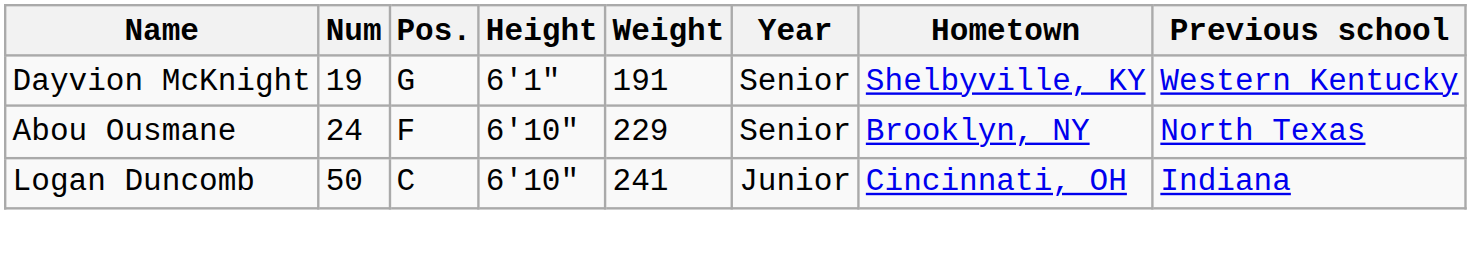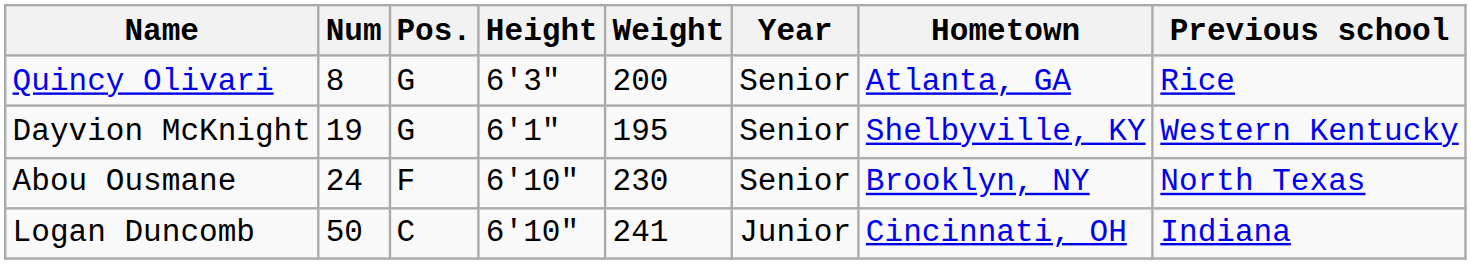+ row: (143, 81)
(640, 81) 191 -> (640, 132) 195
(640, 132) 229 -> (640, 182) 230
